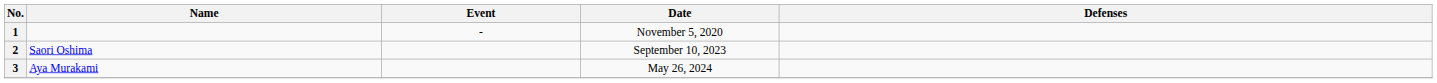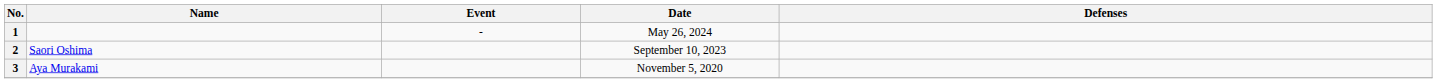(680, 31) November 5, 2020 -> (680, 31) May 26, 2024
(680, 68) May 26, 2024 -> (680, 68) November 5, 2020
